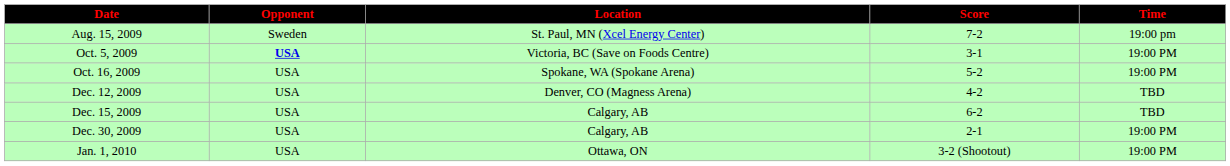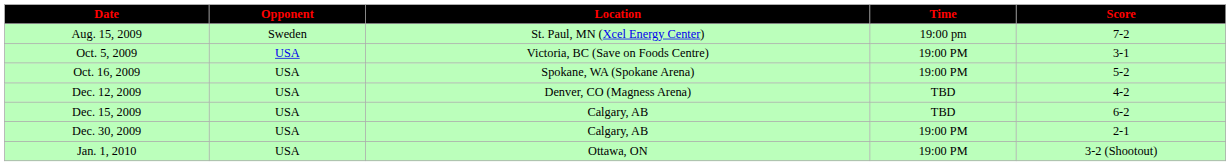columns swapped: (1152, 14) <-> (974, 14)
(287, 53) bold -> (287, 53) normal
